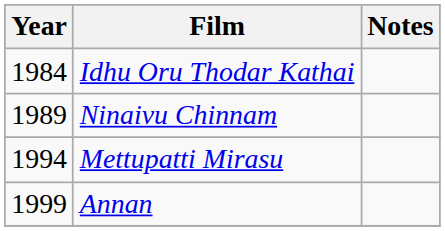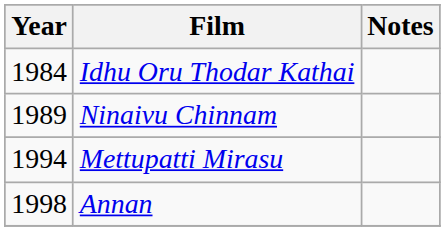(39, 203) 1999 -> (39, 203) 1998
